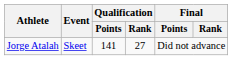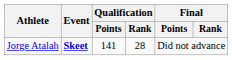(75, 46) normal -> (76, 46) bold
(140, 46) 27 -> (140, 46) 28
